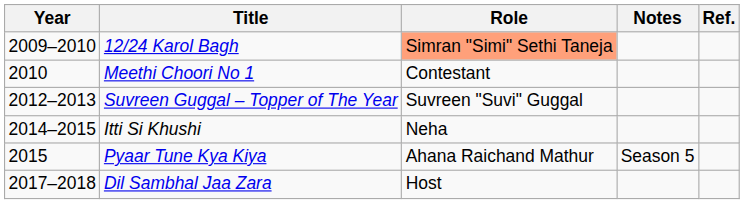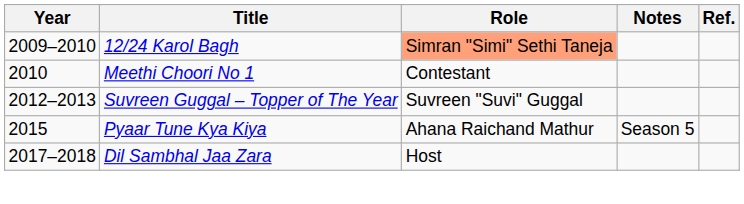- row: (152, 128)
